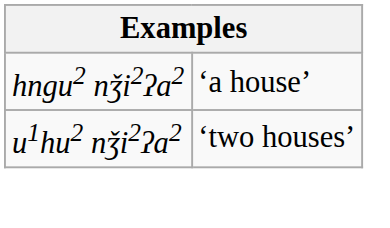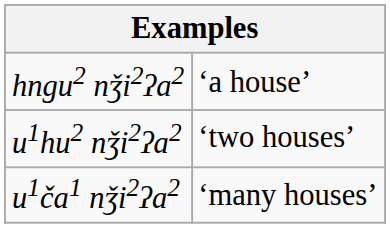+ row: (96, 194)
